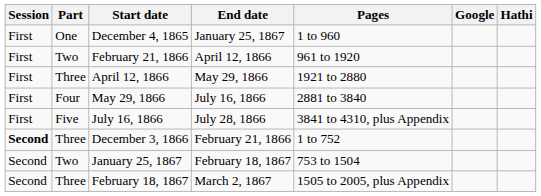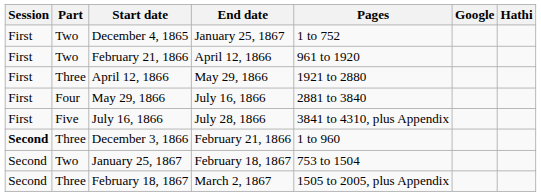(66, 35) One -> (67, 35) Two
(319, 35) 1 to 960 -> (319, 35) 1 to 752
(319, 139) 1 to 752 -> (319, 139) 1 to 960
